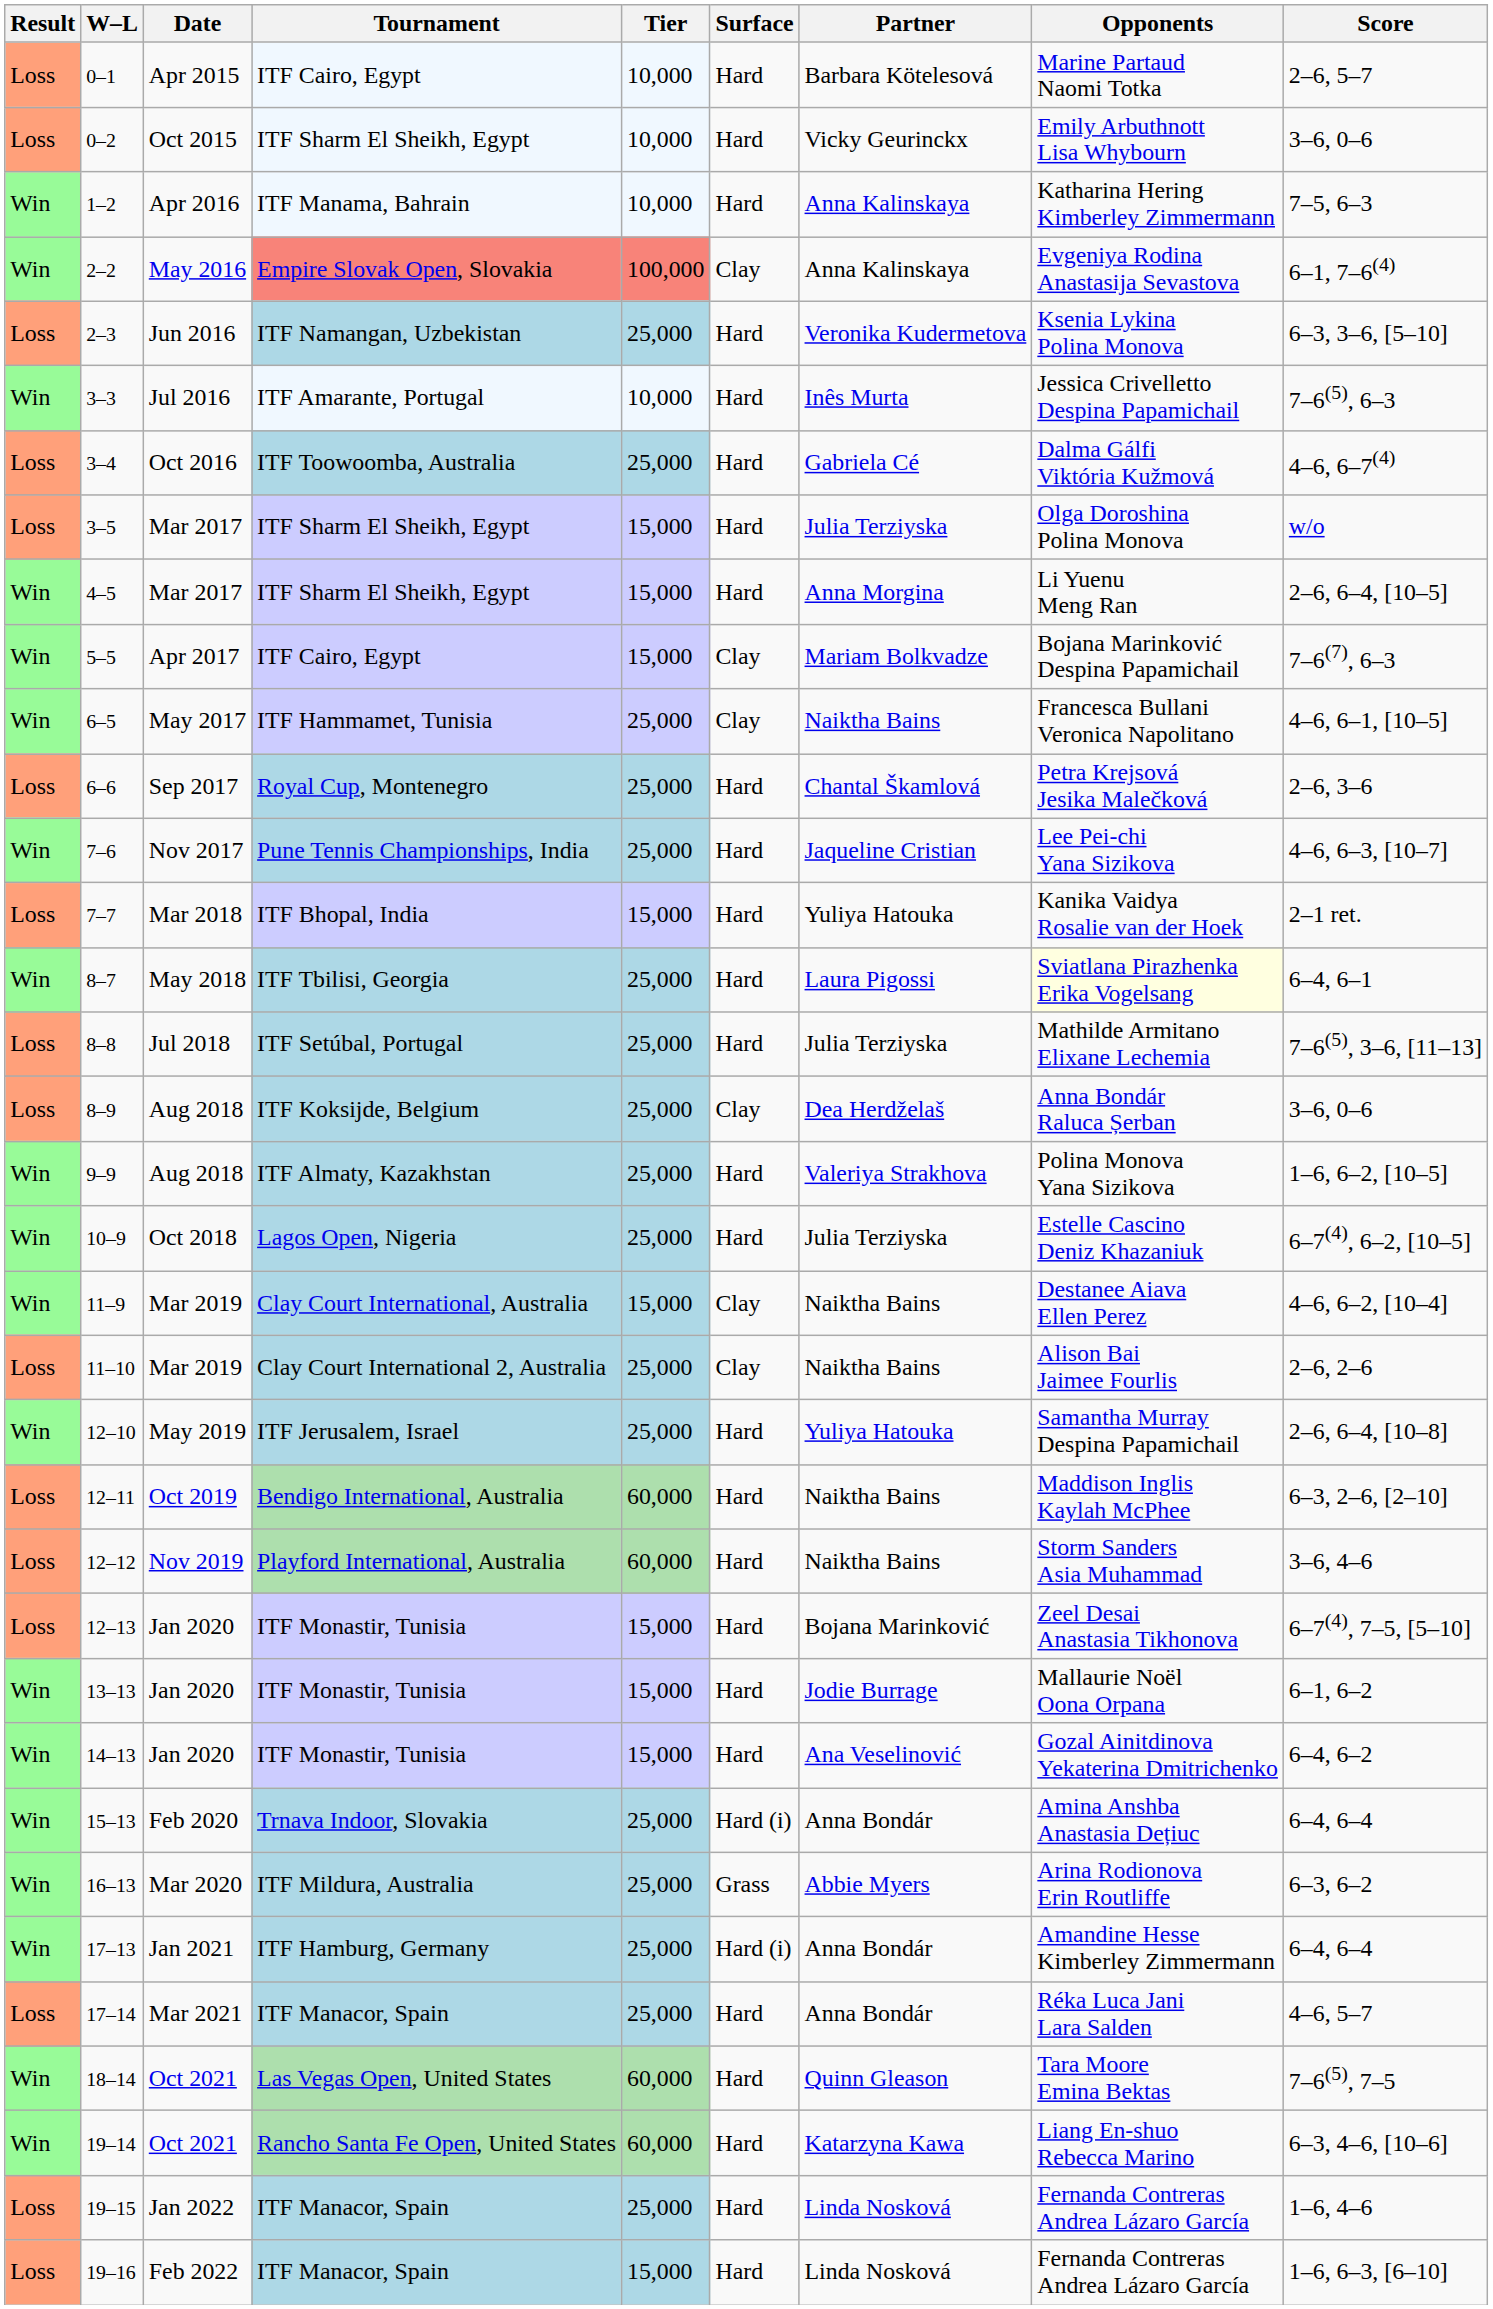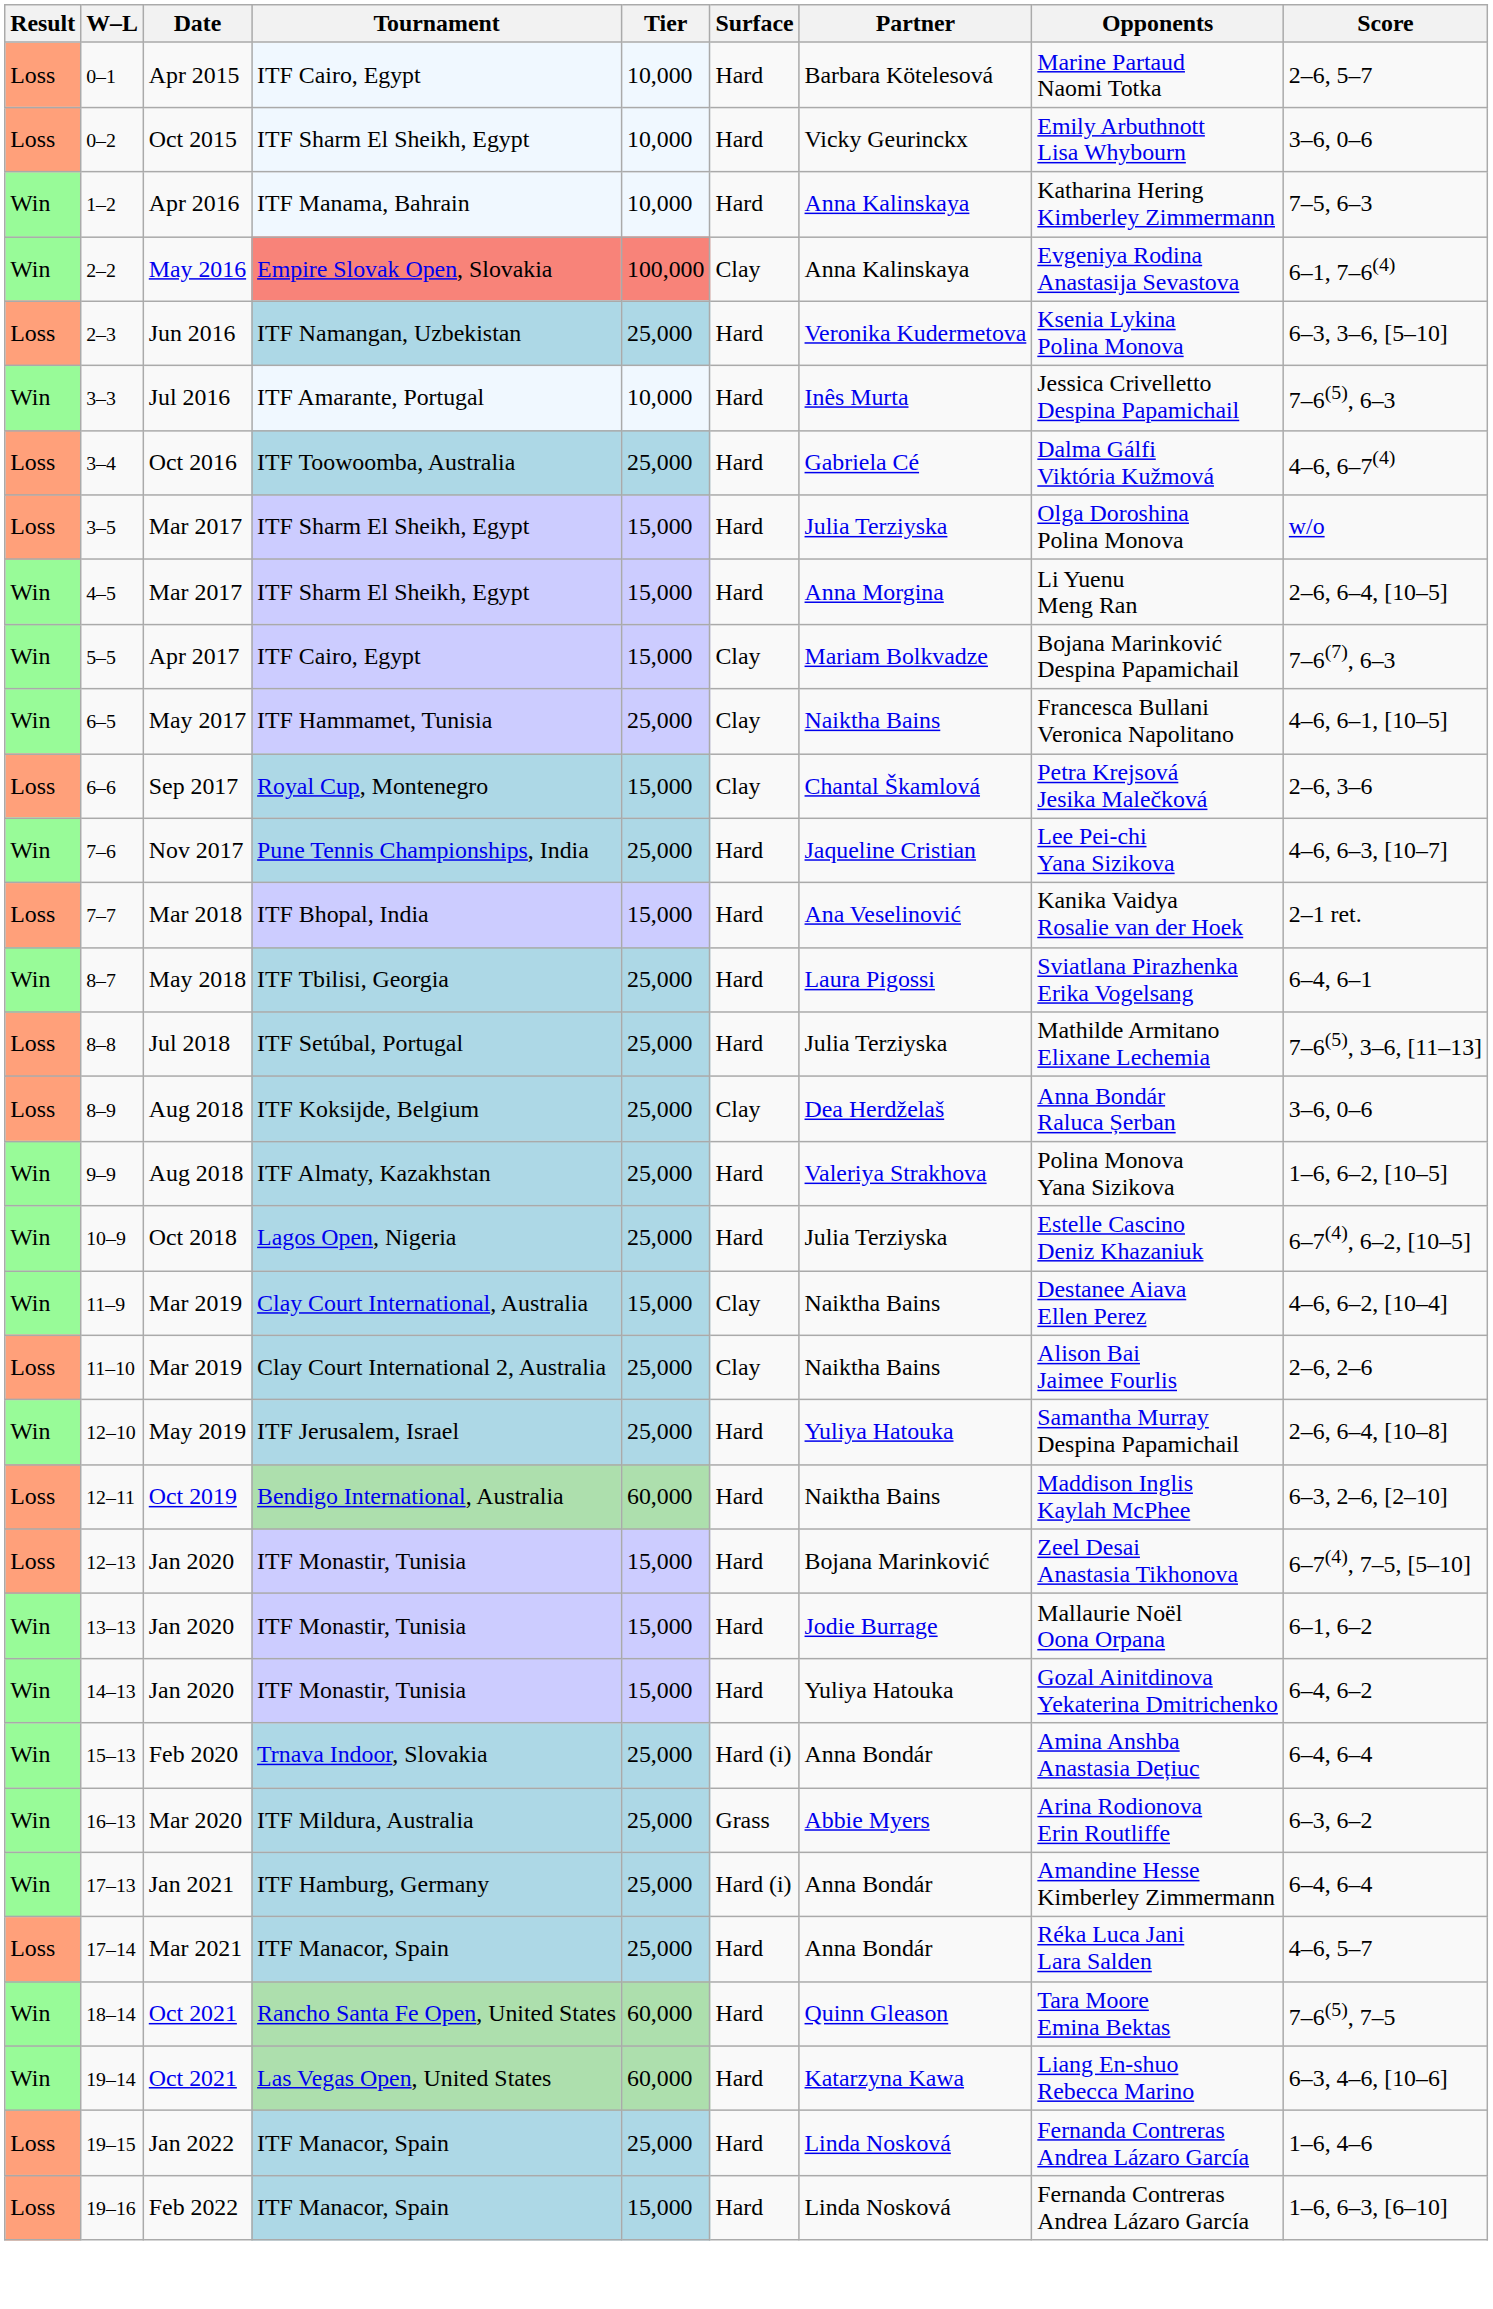(660, 785) 25,000 -> (660, 785) 15,000
(739, 785) Hard -> (738, 785) Clay
(879, 914) Yuliya Hatouka -> (883, 914) Ana Veselinović
(1138, 979) lightyellow background -> (1138, 979) no background
- row: (111, 1562)
(883, 1754) Ana Veselinović -> (879, 1690) Yuliya Hatouka
(404, 2078) Las Vegas Open, United States -> (437, 2013) Rancho Santa Fe Open, United States
(437, 2142) Rancho Santa Fe Open, United States -> (404, 2078) Las Vegas Open, United States
